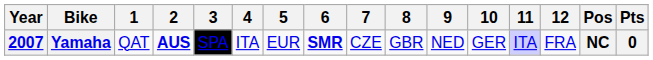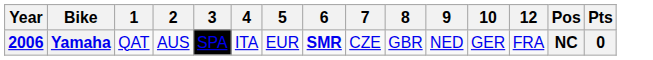- column: (525, 17)
(26, 42) 2007 -> (26, 42) 2006
(174, 42) bold -> (173, 42) normal
